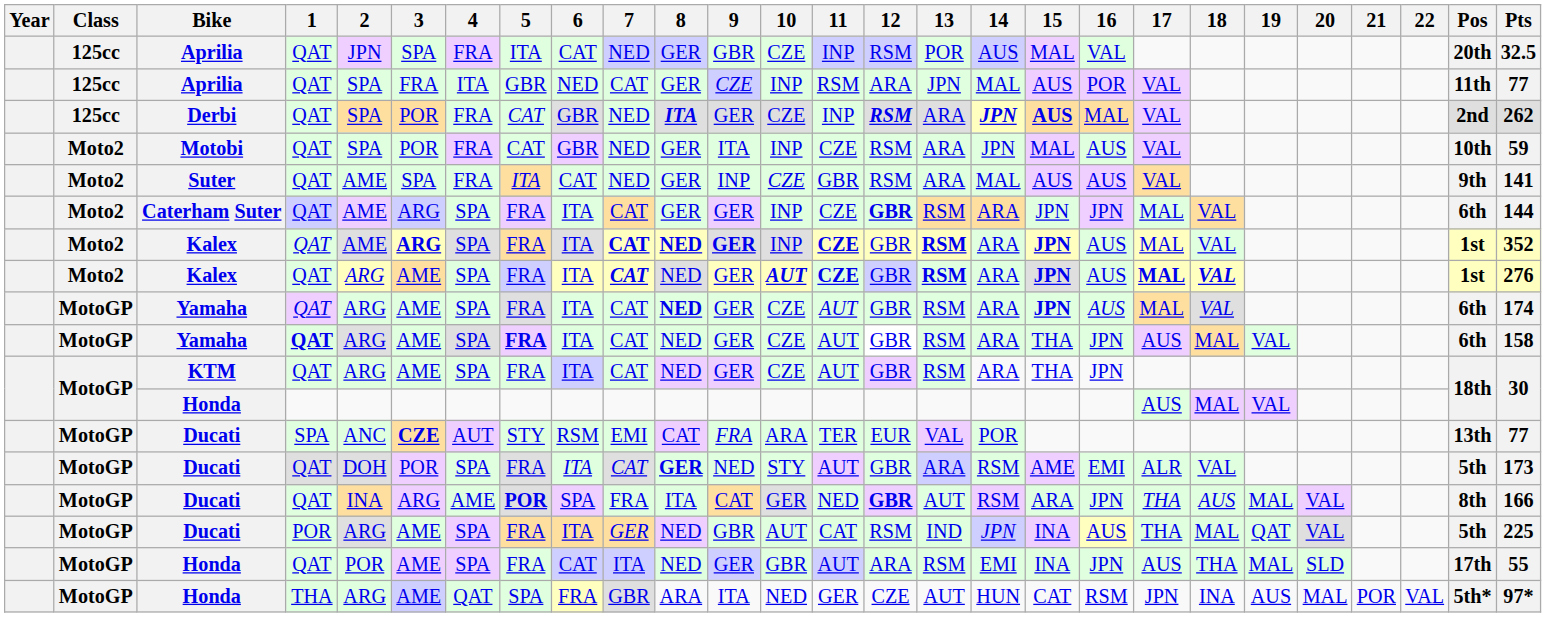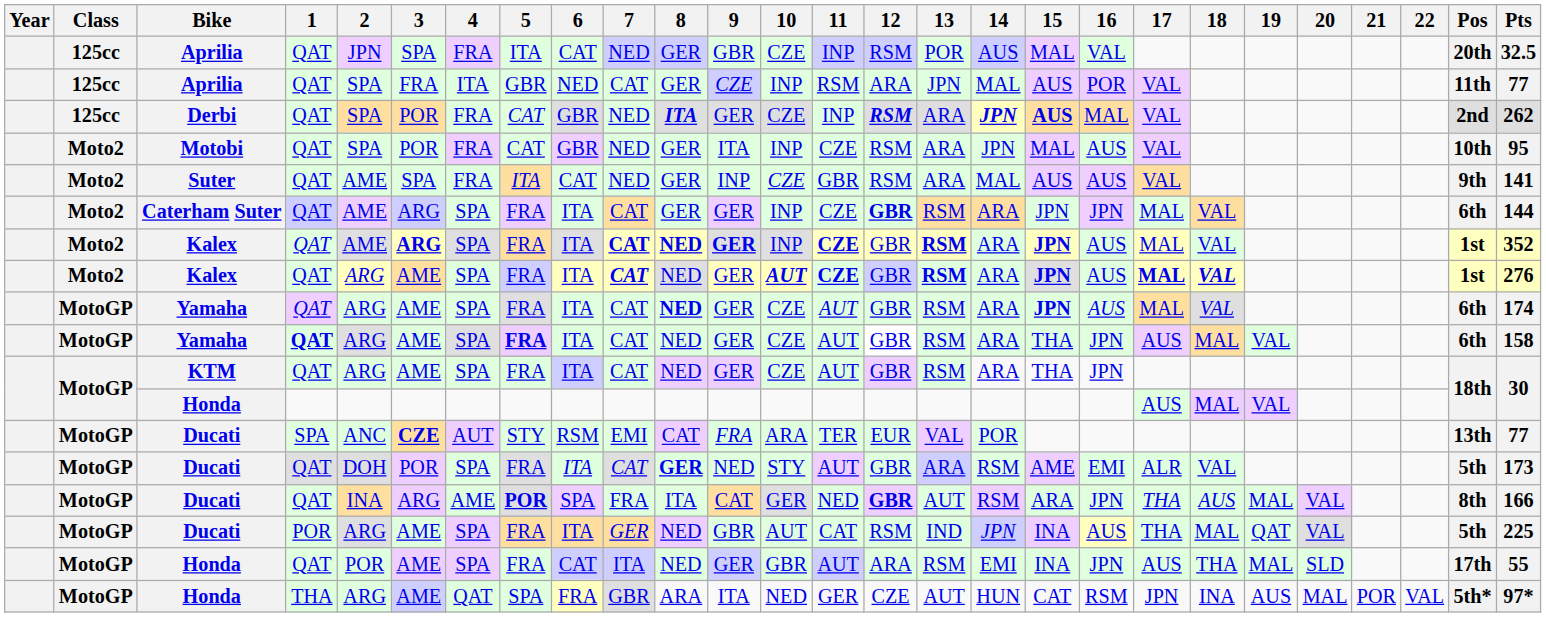(1518, 148) 59 -> (1518, 148) 95
